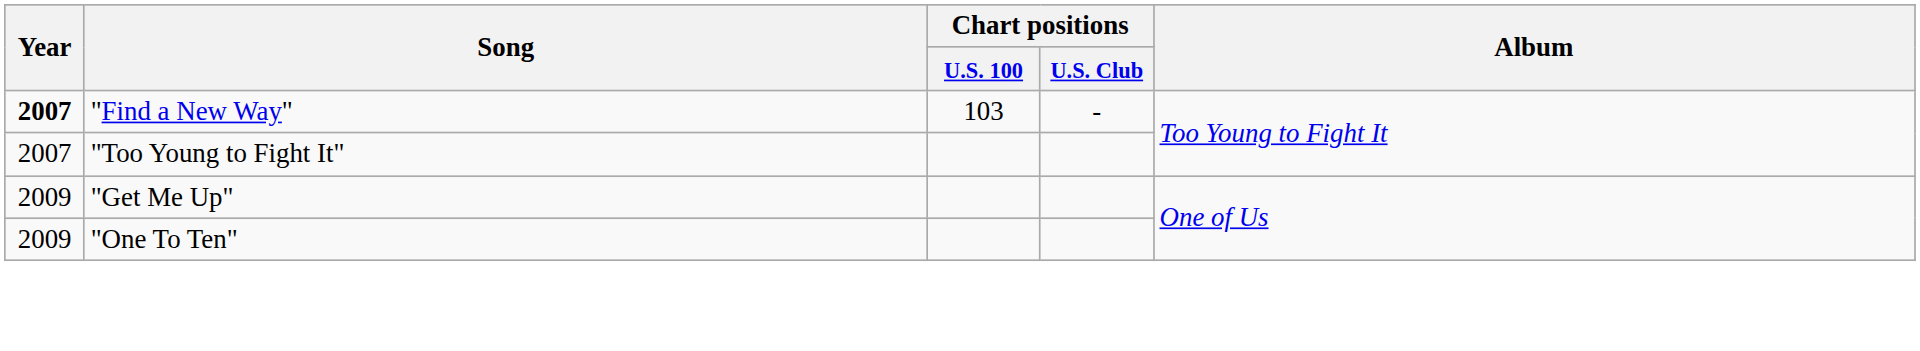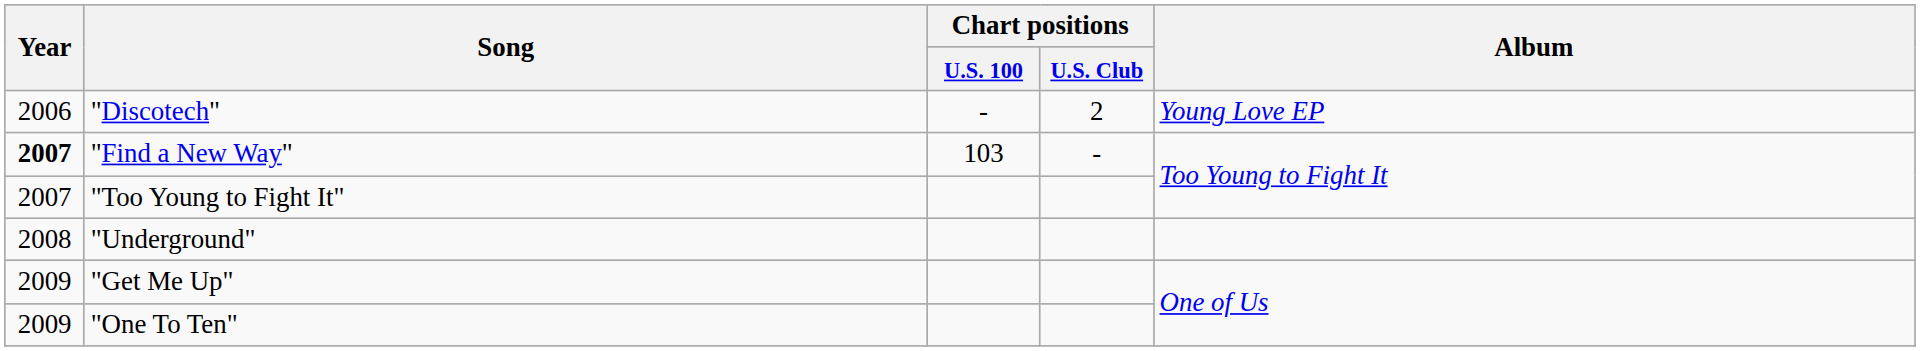+ row: (155, 111)
+ row: (173, 238)
